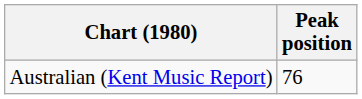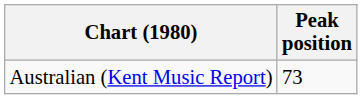(292, 76) 76 -> (292, 76) 73
